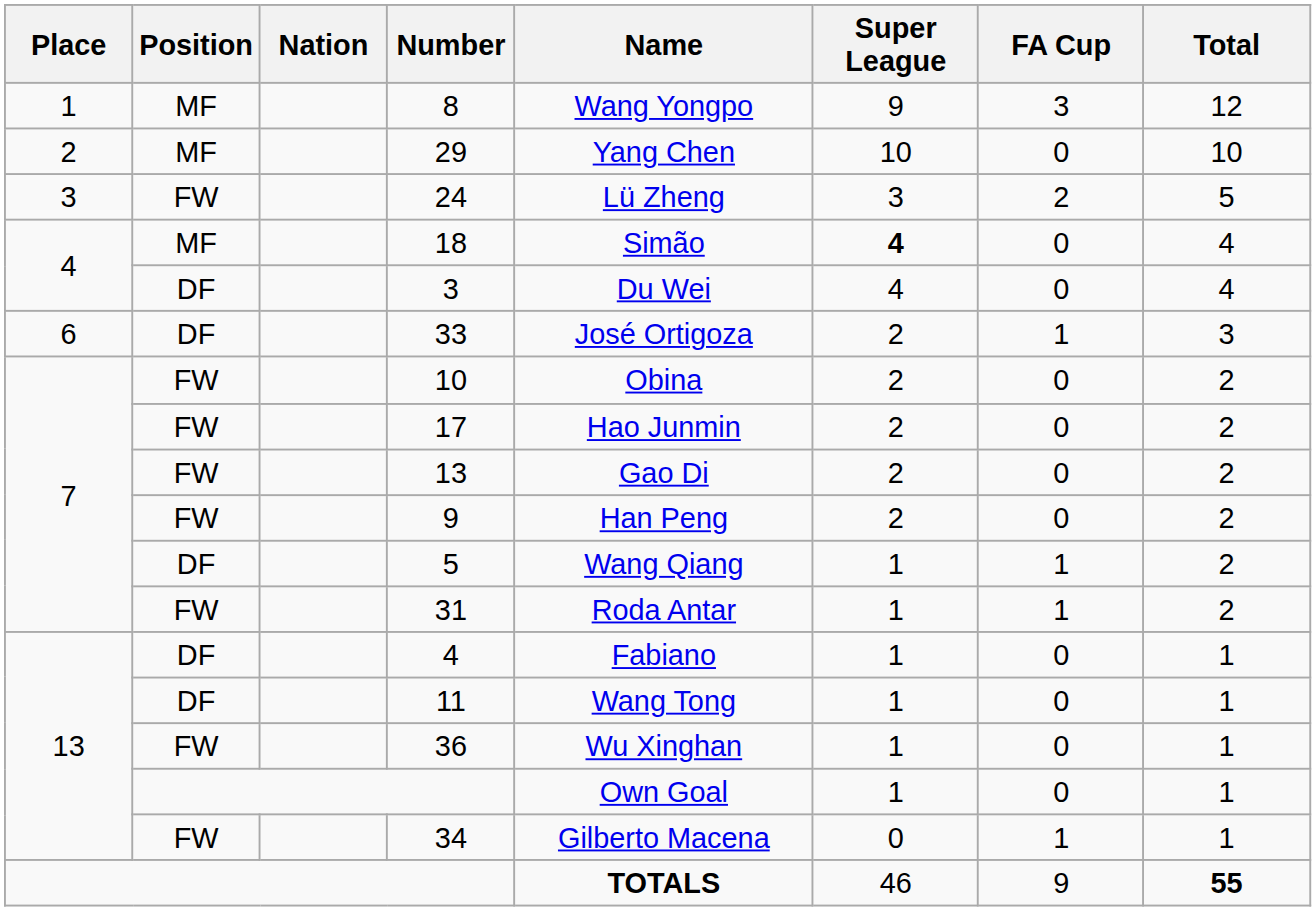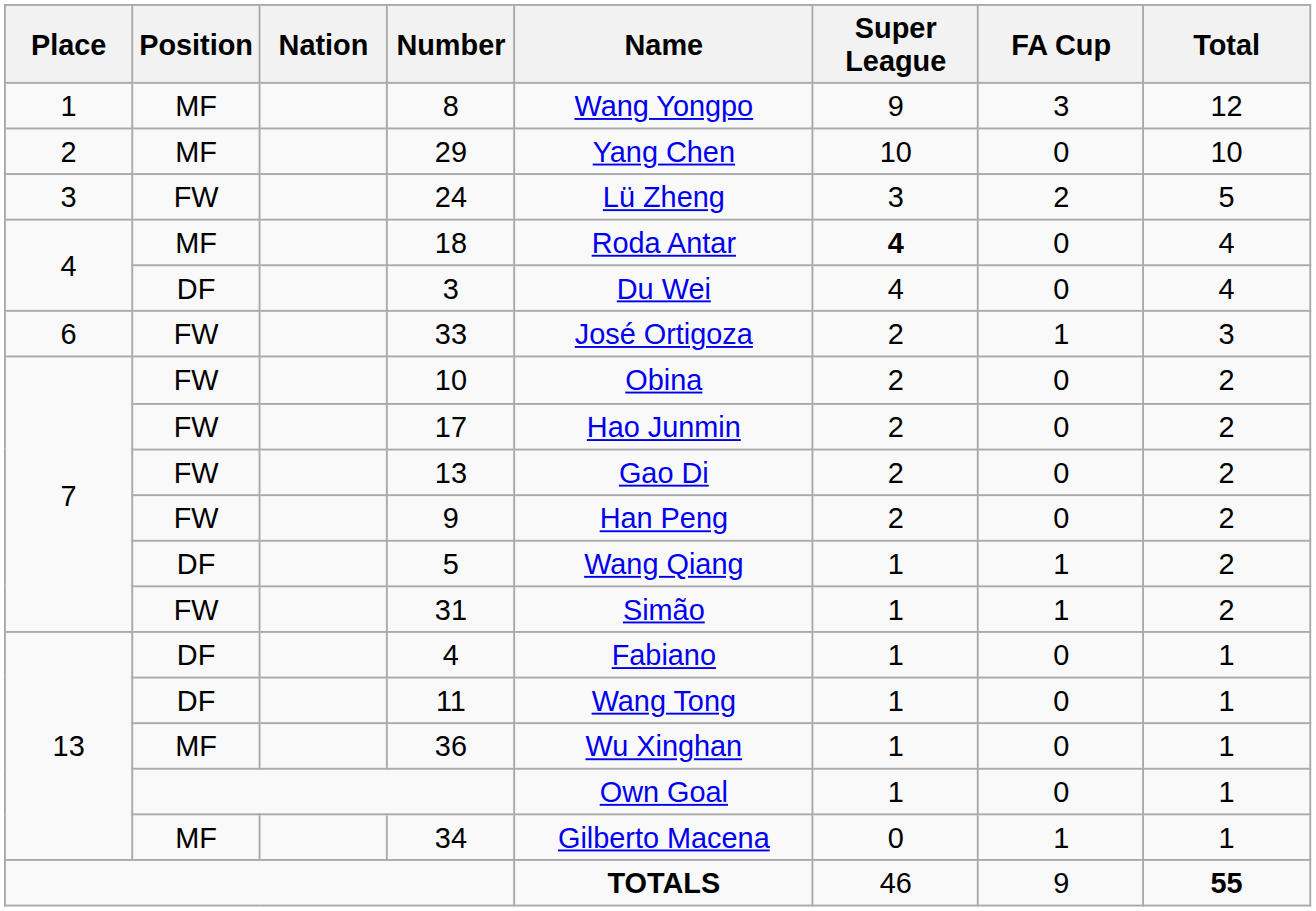(664, 243) Simão -> (664, 243) Roda Antar
(196, 335) DF -> (196, 335) FW
(664, 609) Roda Antar -> (664, 609) Simão
(196, 746) FW -> (196, 746) MF
(196, 838) FW -> (196, 838) MF
